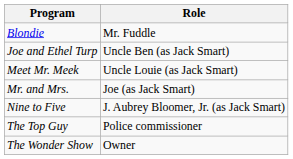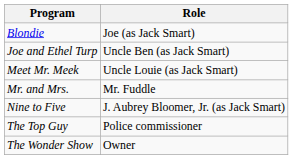(129, 32) Mr. Fuddle -> (149, 32) Joe (as Jack Smart)
(149, 88) Joe (as Jack Smart) -> (129, 88) Mr. Fuddle
